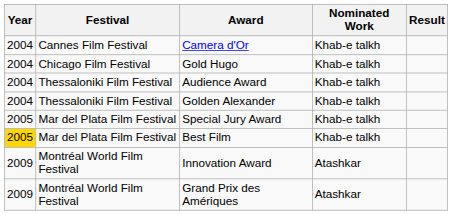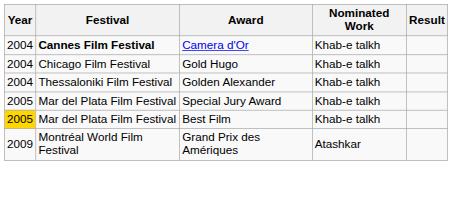(93, 45) normal -> (97, 45) bold
- row: (224, 82)
- row: (227, 163)
